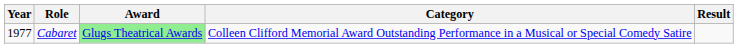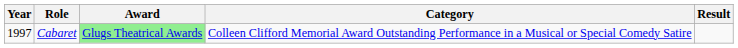(19, 33) 1977 -> (19, 33) 1997
